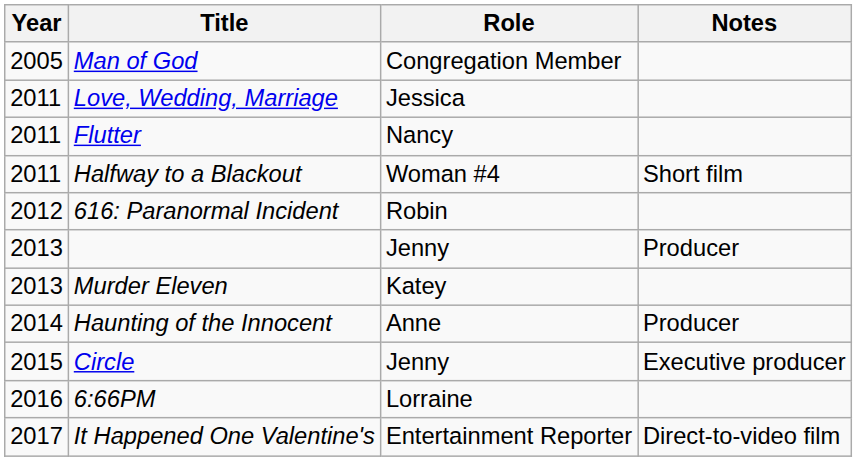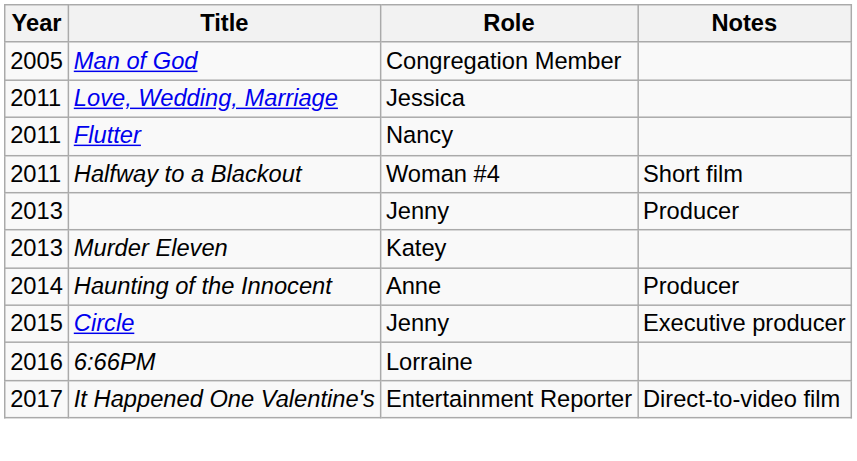- row: (206, 211)
